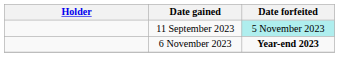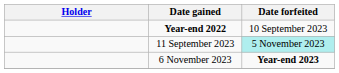+ row: (195, 28)
